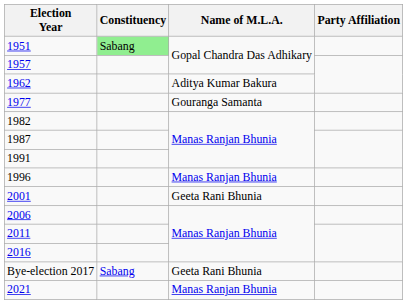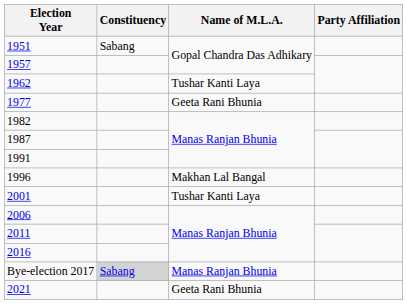(117, 45) lightgreen background -> (117, 45) no background
(224, 83) Aditya Kumar Bakura -> (216, 83) Tushar Kanti Laya
(217, 102) Gouranga Samanta -> (217, 102) Geeta Rani Bhunia
(224, 177) Manas Ranjan Bhunia -> (219, 177) Makhan Lal Bangal
(217, 196) Geeta Rani Bhunia -> (216, 196) Tushar Kanti Laya
(117, 271) no background -> (117, 271) lightgrey background
(217, 271) Geeta Rani Bhunia -> (224, 271) Manas Ranjan Bhunia
(224, 290) Manas Ranjan Bhunia -> (217, 290) Geeta Rani Bhunia
